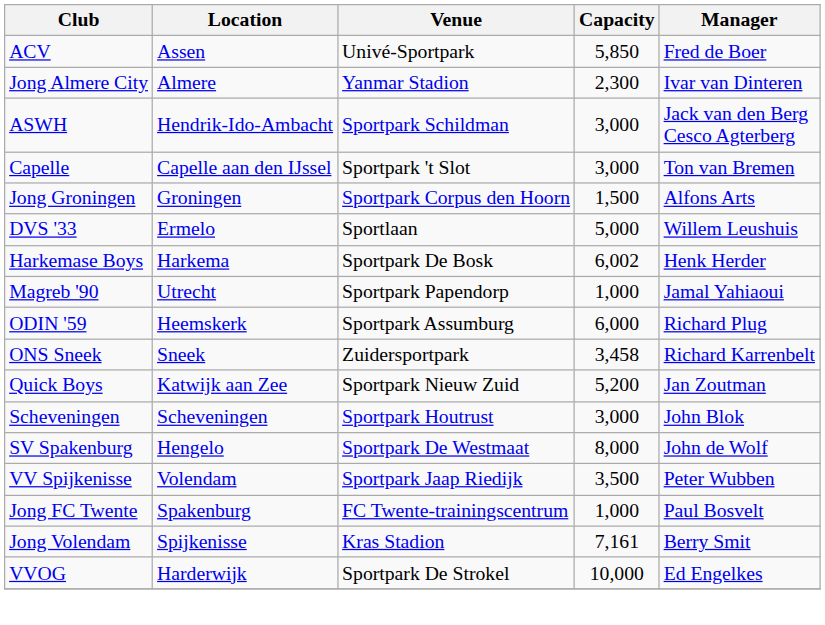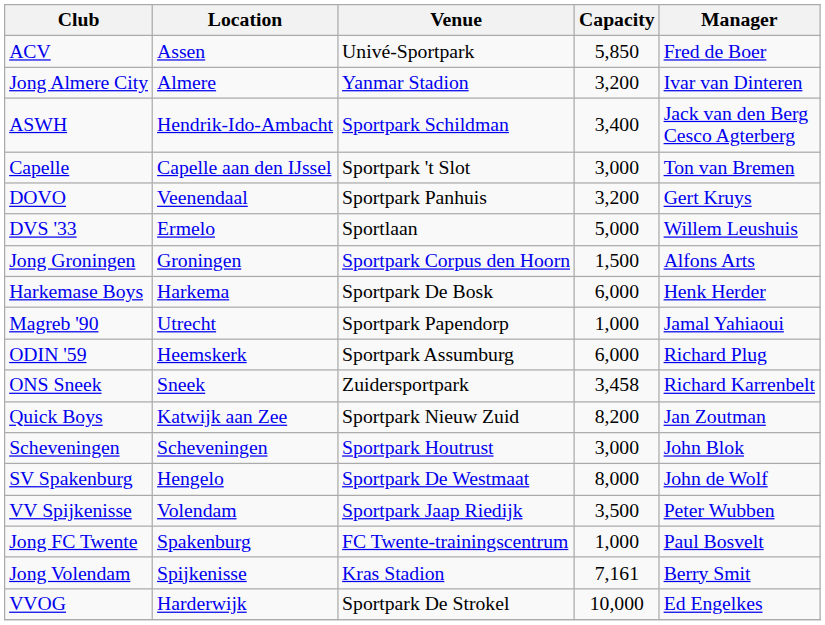(617, 82) 2,300 -> (617, 82) 3,200
(617, 124) 3,000 -> (617, 124) 3,400
+ row: (38, 198)
rows swapped: (43, 229) <-> (72, 198)
(617, 260) 6,002 -> (617, 291) 6,000
(617, 385) 5,200 -> (617, 416) 8,200
